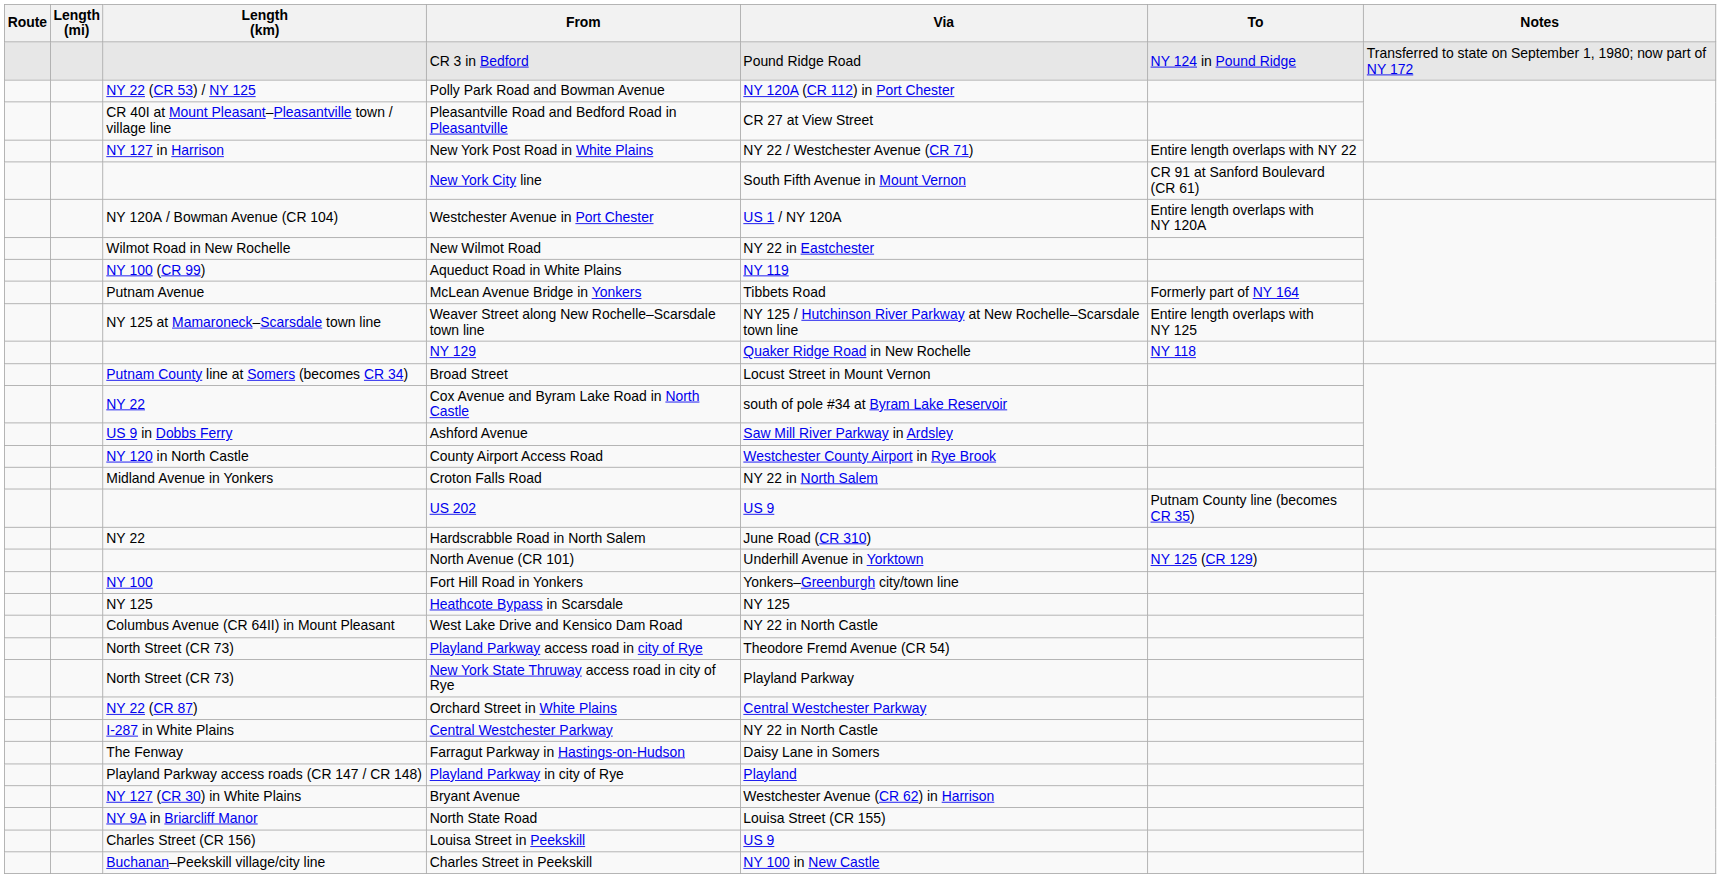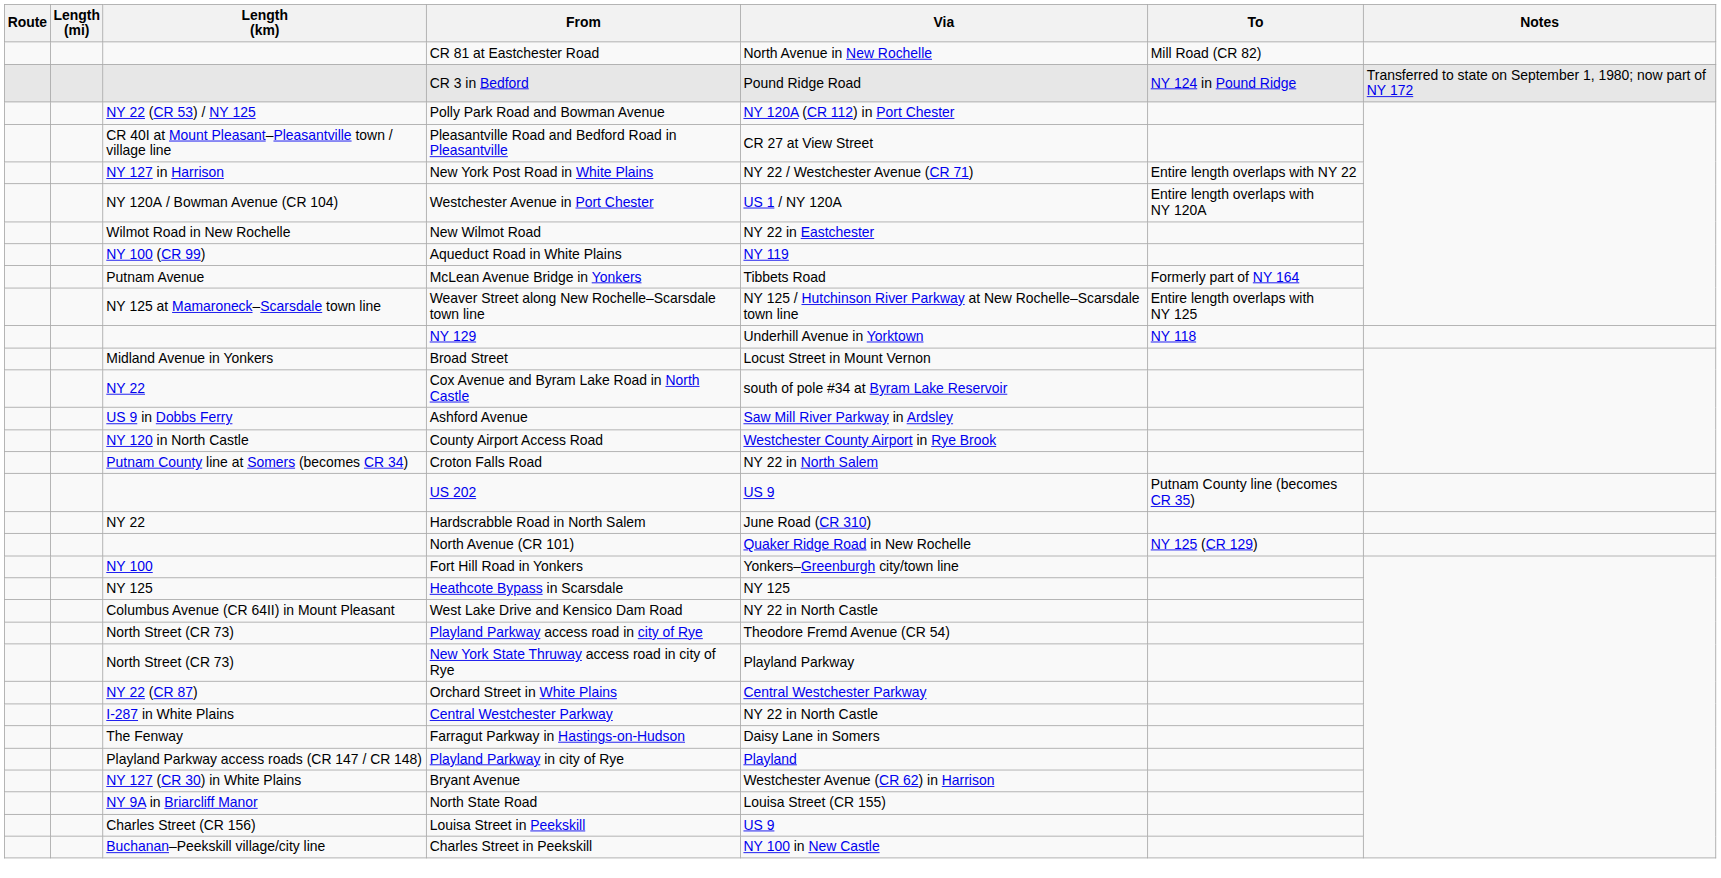+ row: (514, 53)
- row: (486, 180)
(857, 352) Quaker Ridge Road in New Rochelle -> (833, 336) Underhill Avenue in Yorktown
(257, 374) Putnam County line at Somers (becomes CR 34) -> (190, 358) Midland Avenue in Yonkers
(190, 478) Midland Avenue in Yonkers -> (257, 462) Putnam County line at Somers (becomes CR 34)
(833, 560) Underhill Avenue in Yorktown -> (857, 544) Quaker Ridge Road in New Rochelle
